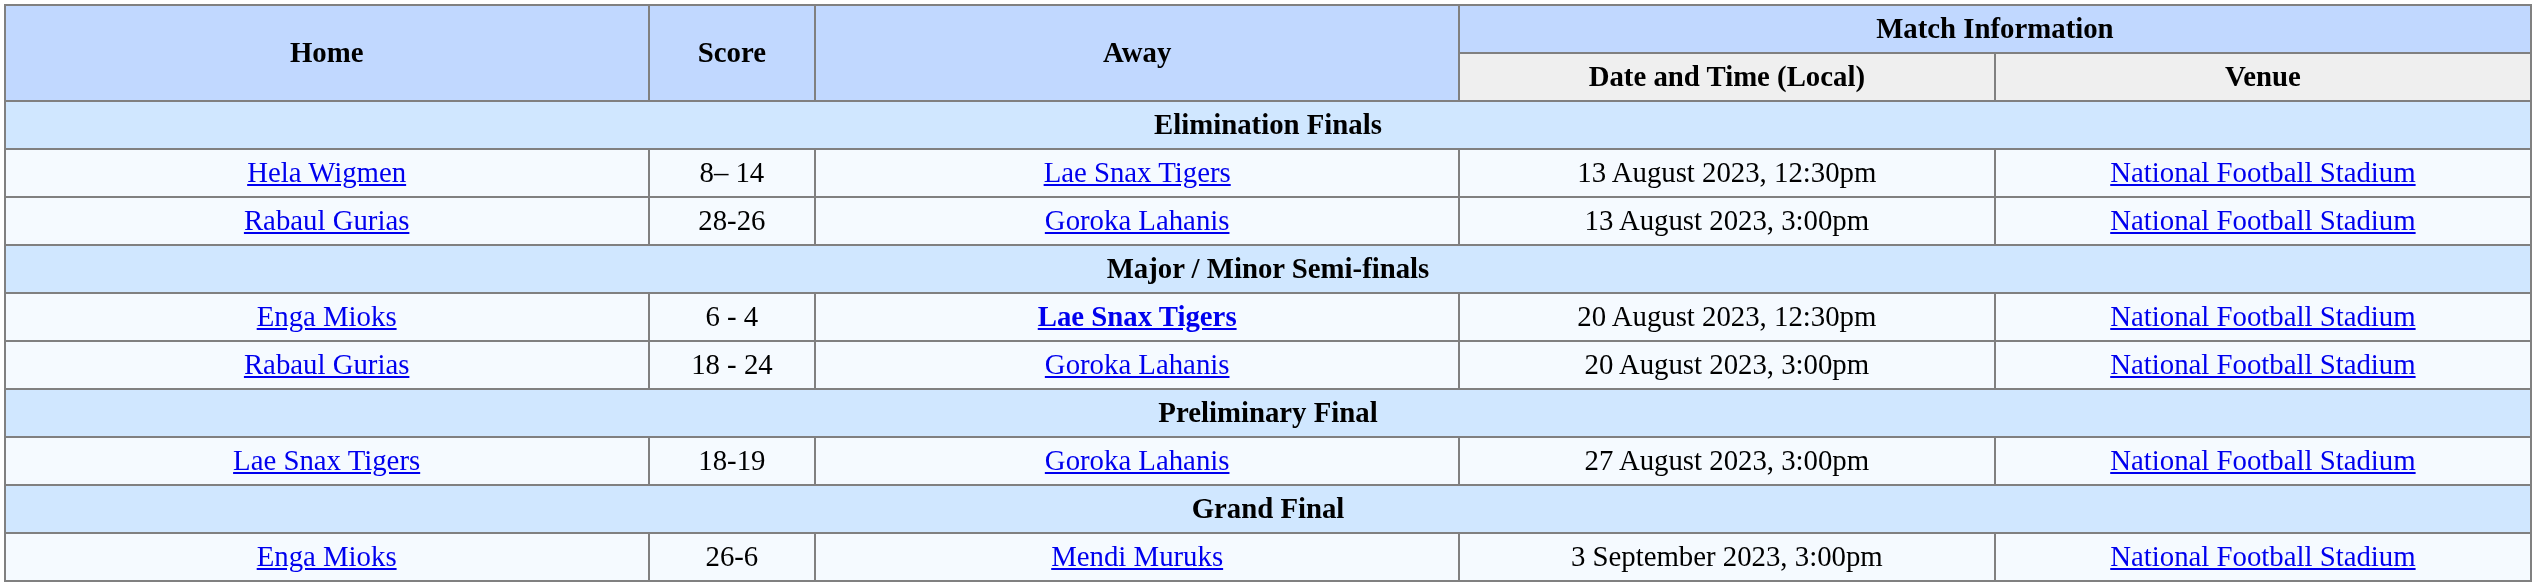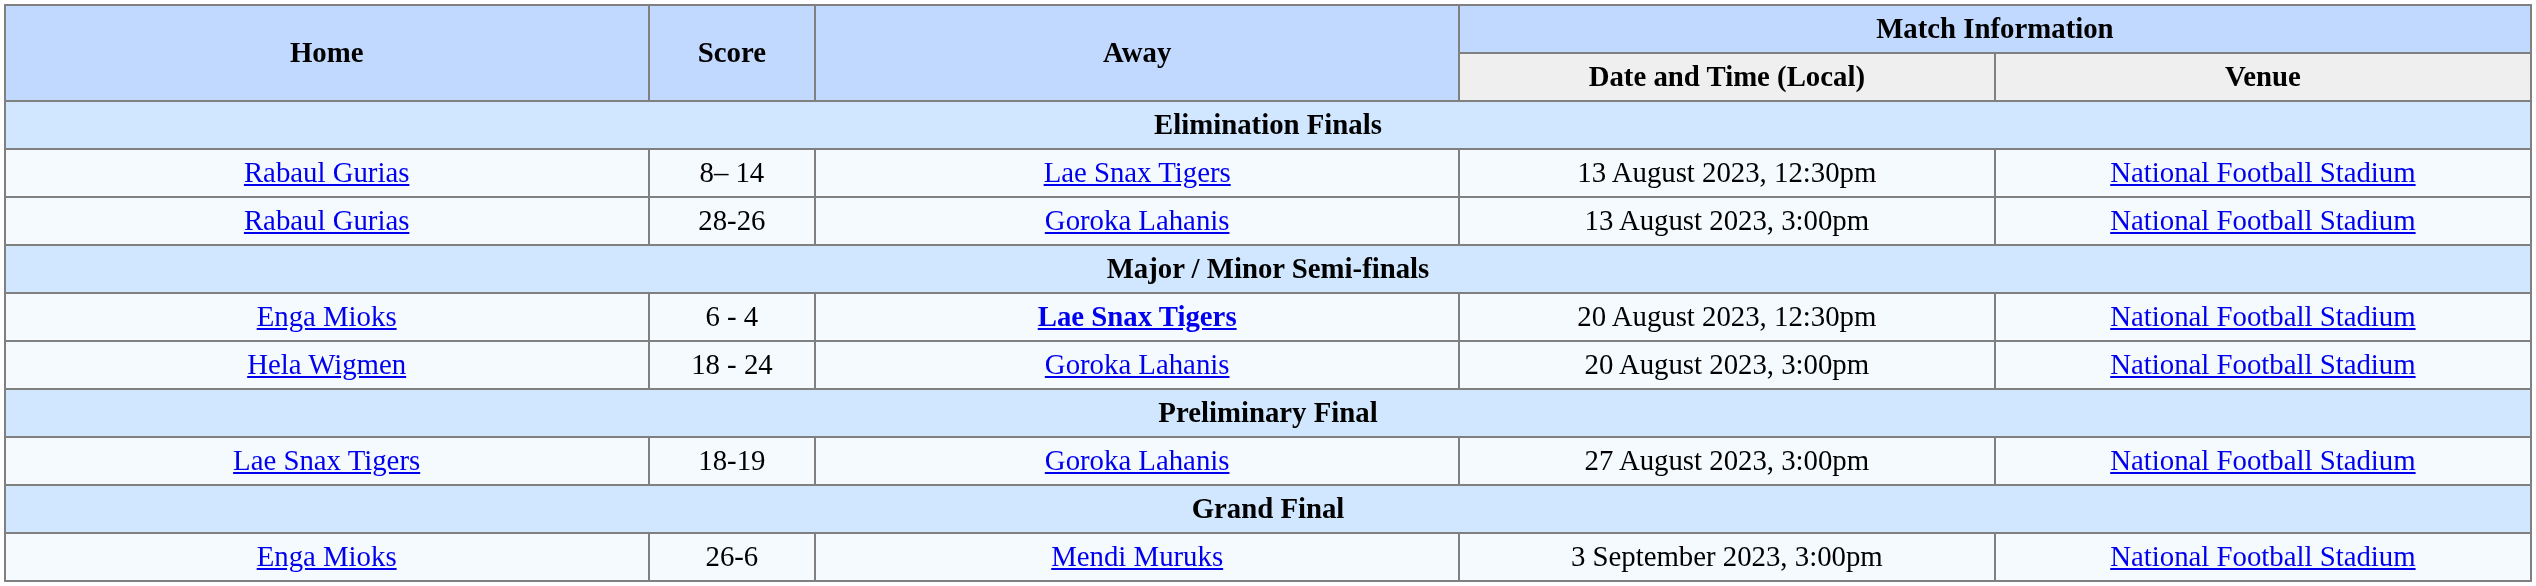(327, 172) Hela Wigmen -> (327, 172) Rabaul Gurias
(327, 364) Rabaul Gurias -> (327, 364) Hela Wigmen
